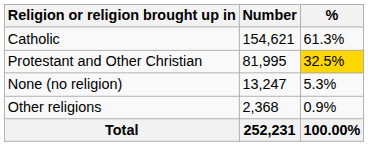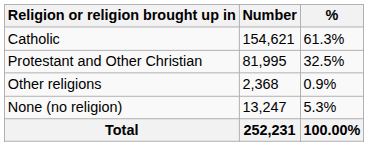(324, 61) gold background -> (324, 61) no background
rows swapped: (55, 107) <-> (65, 84)
